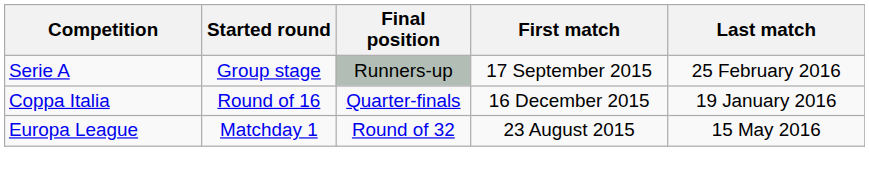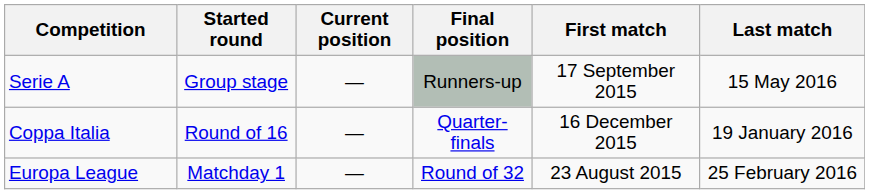+ column: (355, 30)
(766, 70) 25 February 2016 -> (782, 81) 15 May 2016
(766, 130) 15 May 2016 -> (782, 173) 25 February 2016
